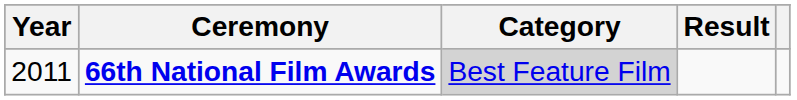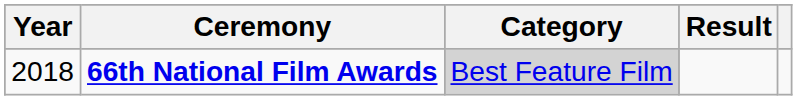(42, 71) 2011 -> (43, 71) 2018
